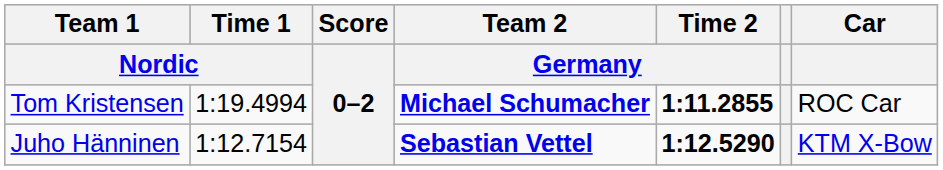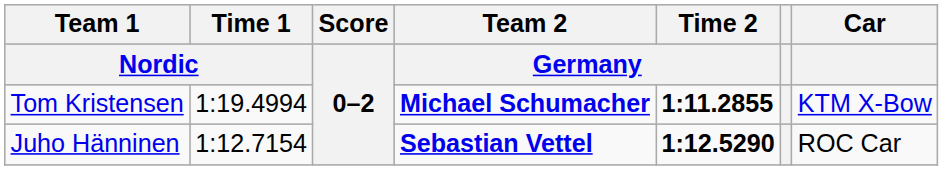(849, 104) ROC Car -> (865, 104) KTM X-Bow
(865, 143) KTM X-Bow -> (849, 143) ROC Car
